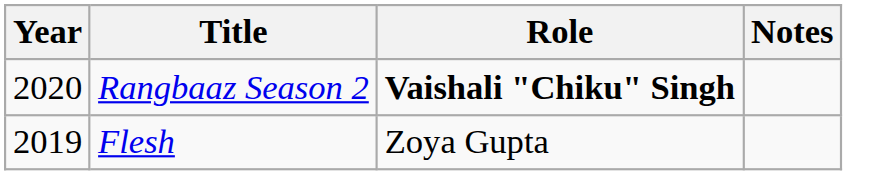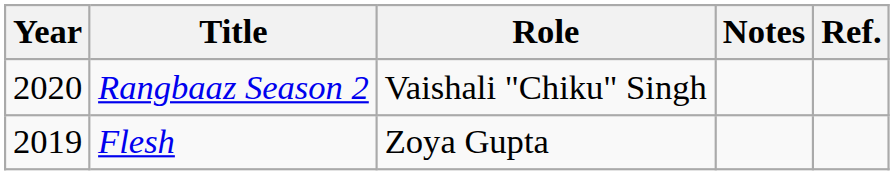+ column: (851, 31)
(560, 86) bold -> (546, 86) normal
